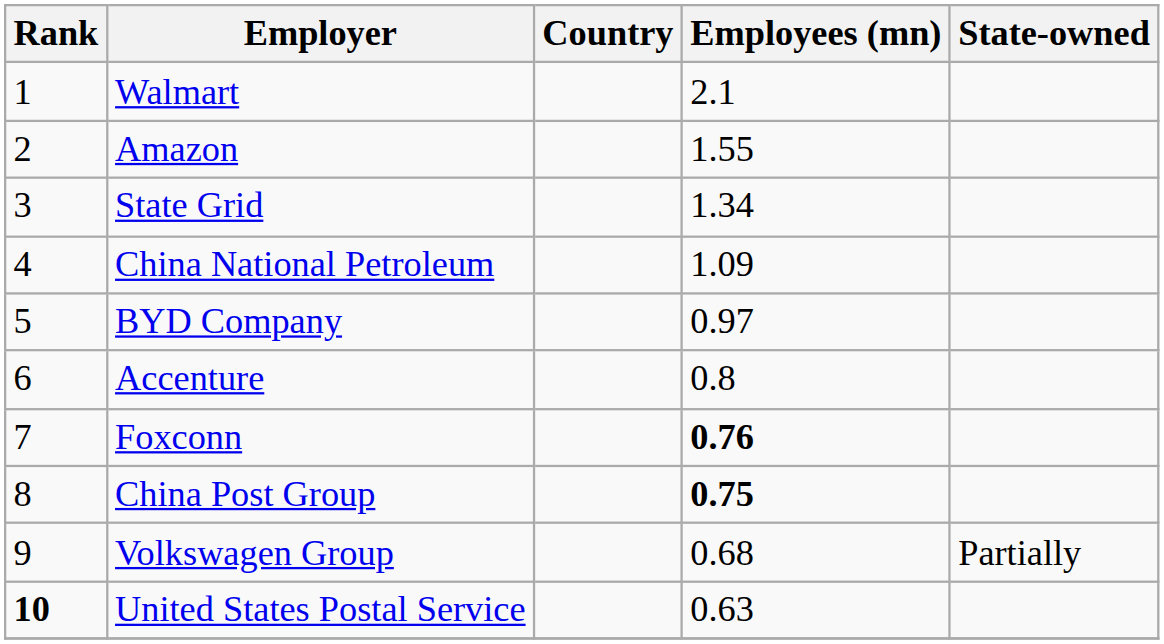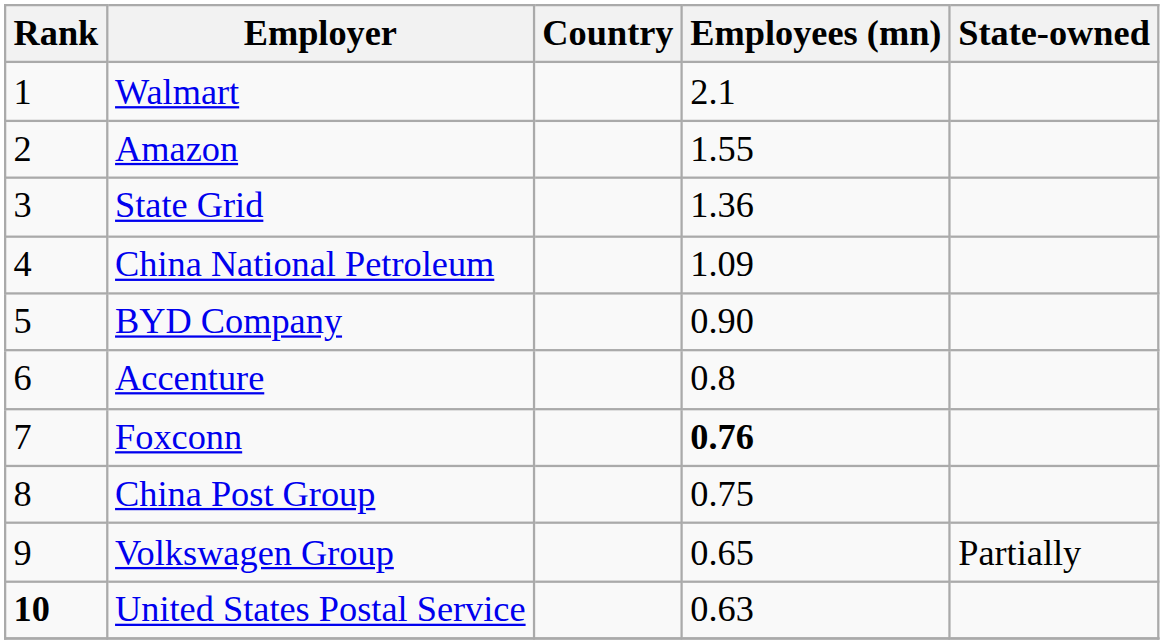(722, 206) 1.34 -> (722, 206) 1.36
(722, 321) 0.97 -> (722, 321) 0.90
(722, 494) bold -> (722, 494) normal
(722, 551) 0.68 -> (722, 551) 0.65
